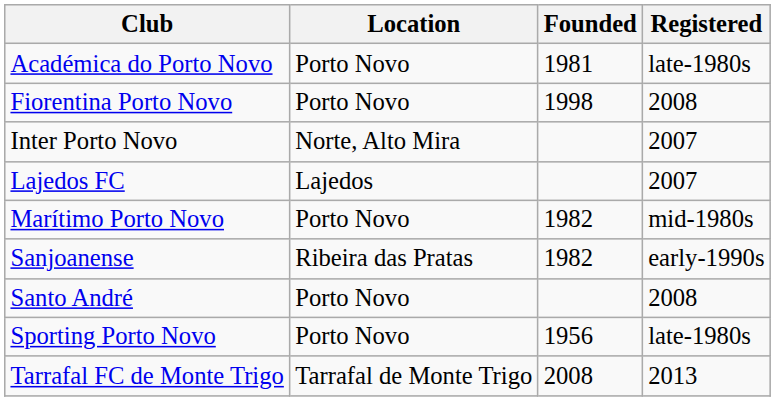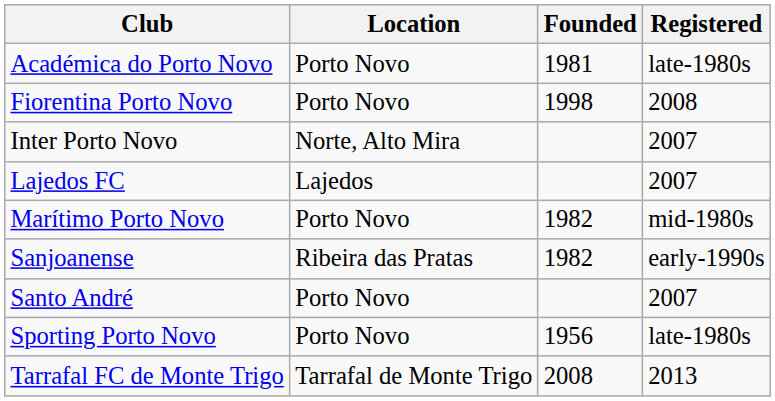(673, 297) 2008 -> (673, 297) 2007
